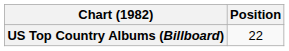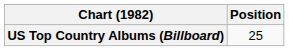(256, 35) 22 -> (256, 35) 25
